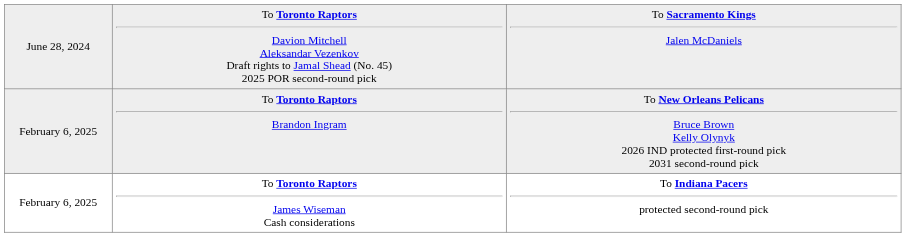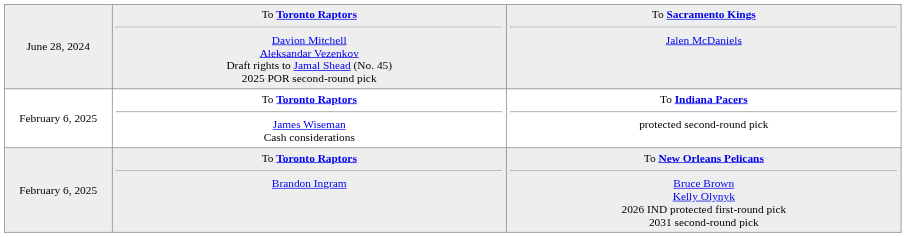rows swapped: (309, 202) <-> (309, 112)
